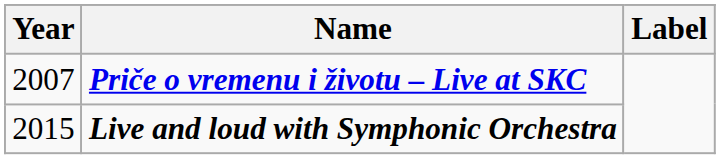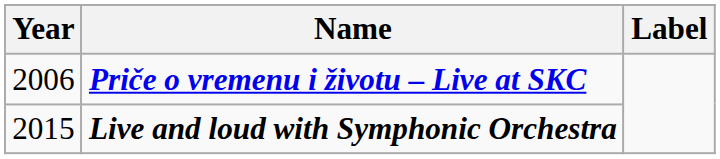(43, 78) 2007 -> (43, 78) 2006
